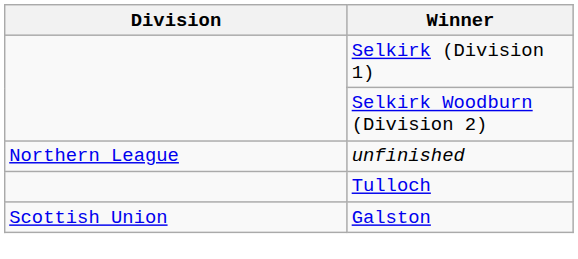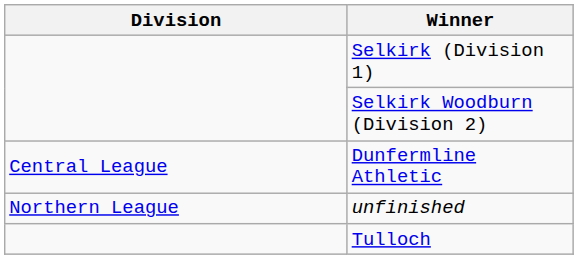+ row: (414, 167)
- row: (391, 217)
